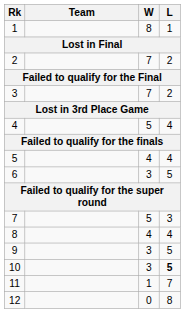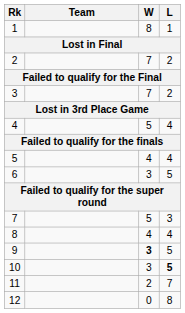(149, 251) normal -> (149, 251) bold
(149, 283) 1 -> (149, 283) 2
